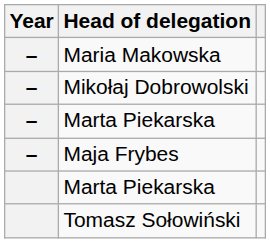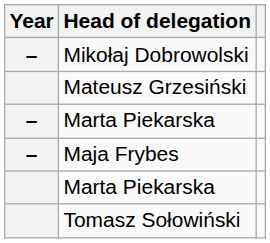- row: (32, 54)
+ row: (32, 88)
